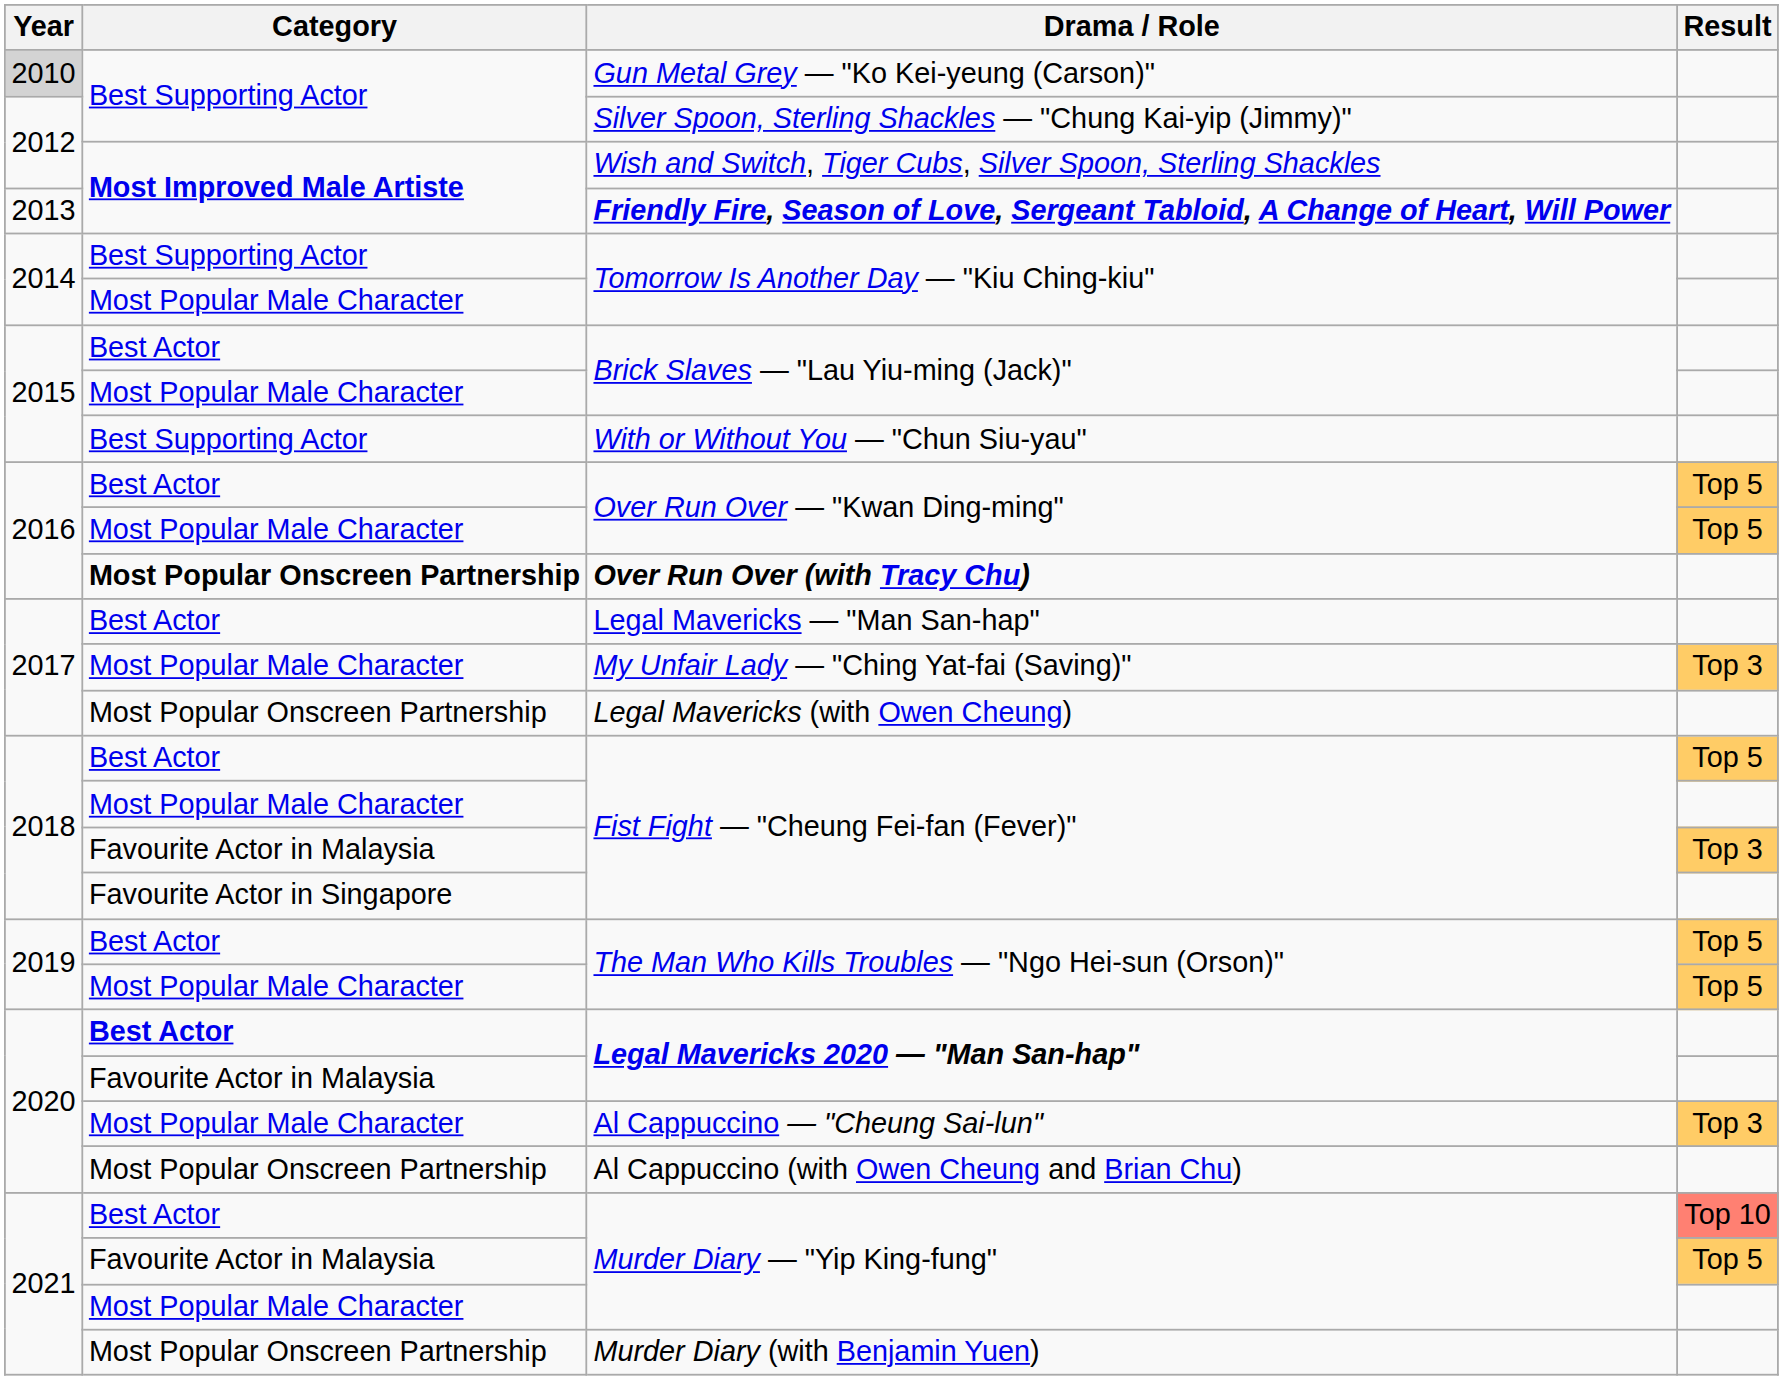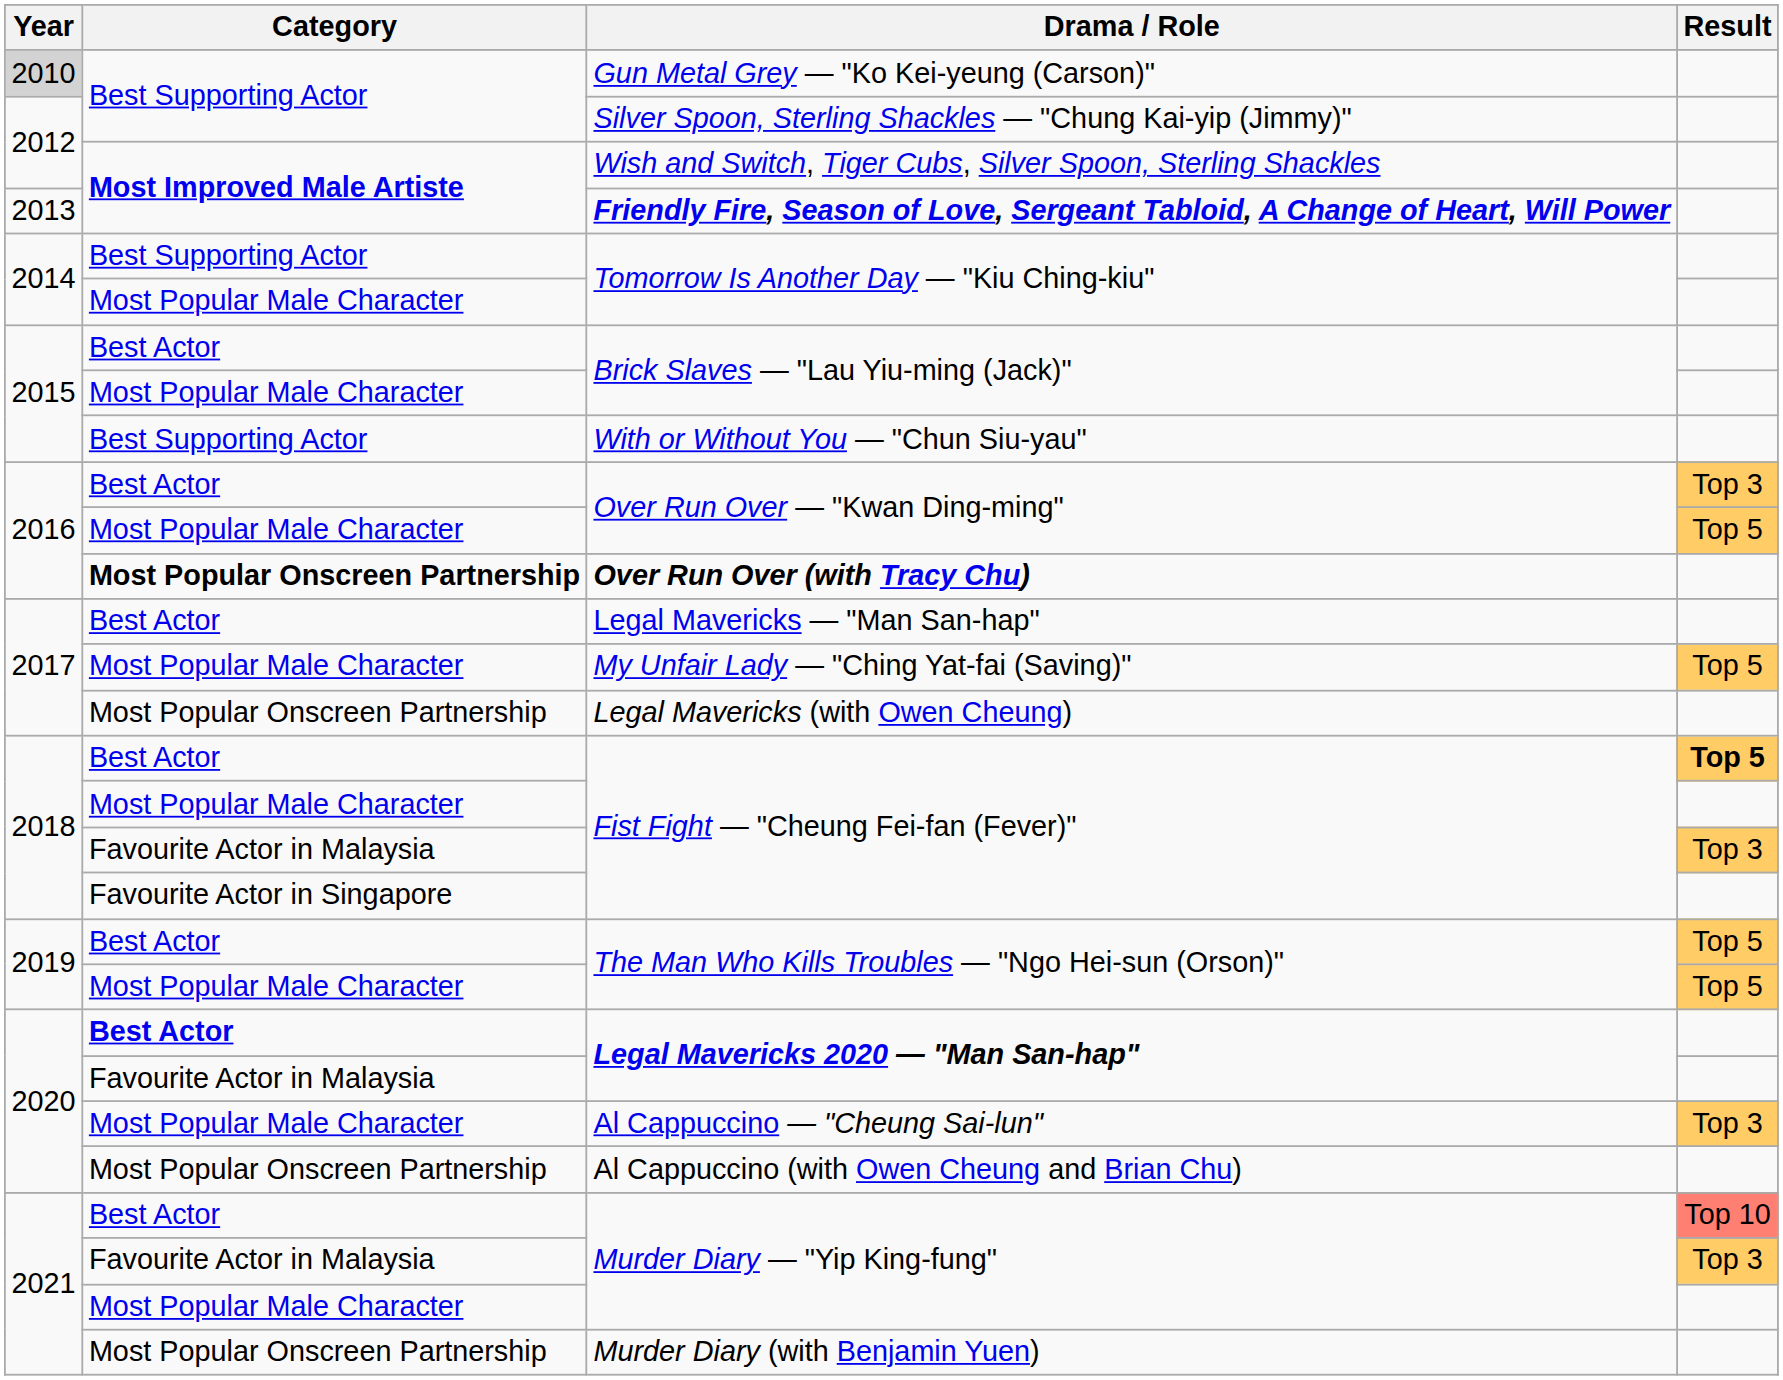(1728, 484) Top 5 -> (1728, 484) Top 3
(1728, 666) Top 3 -> (1728, 666) Top 5
(1728, 758) normal -> (1728, 758) bold
(1728, 1260) Top 5 -> (1728, 1260) Top 3
